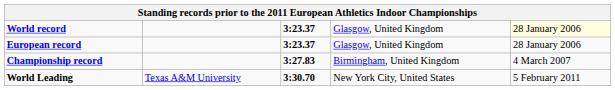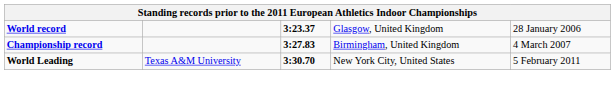(547, 28) lightyellow background -> (547, 28) no background
- row: (44, 45)
